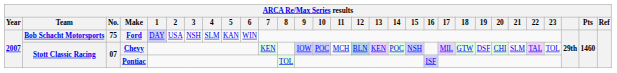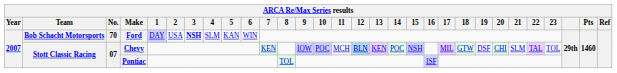(113, 36) 75 -> (113, 36) 70
(194, 36) normal -> (194, 36) bold
